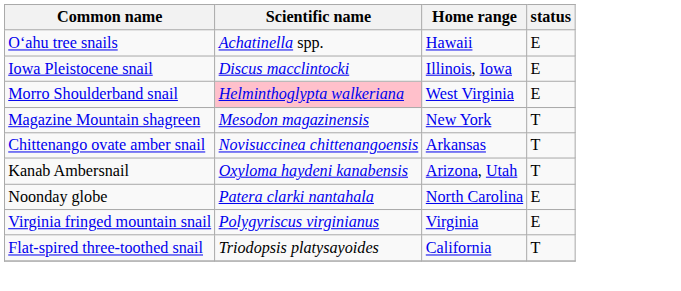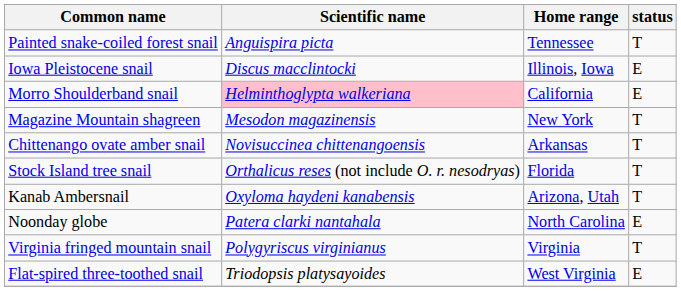- row: (63, 42)
+ row: (113, 42)
(470, 94) West Virginia -> (560, 94) California
+ row: (80, 171)
(536, 222) E -> (637, 247) T
(459, 247) California -> (572, 273) West Virginia
(536, 247) T -> (637, 273) E
